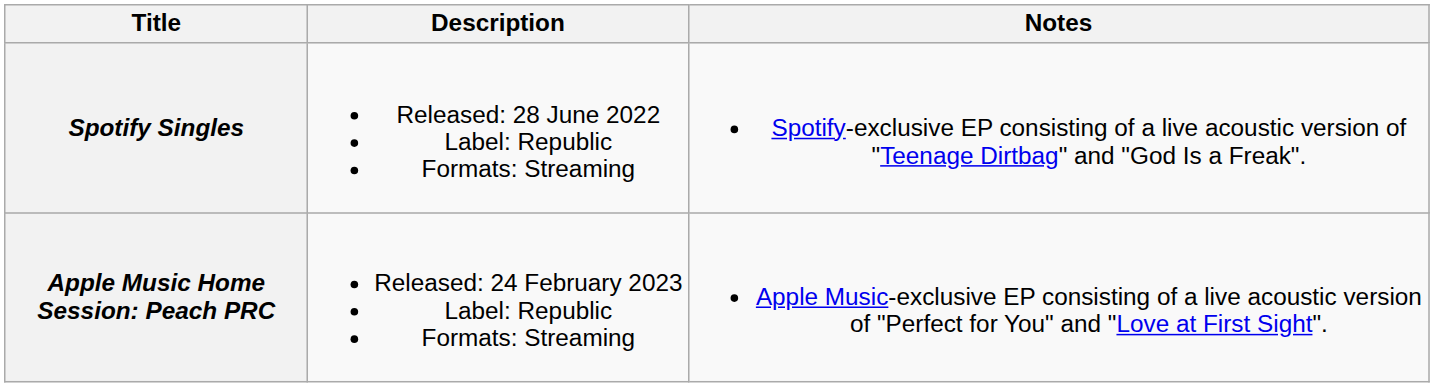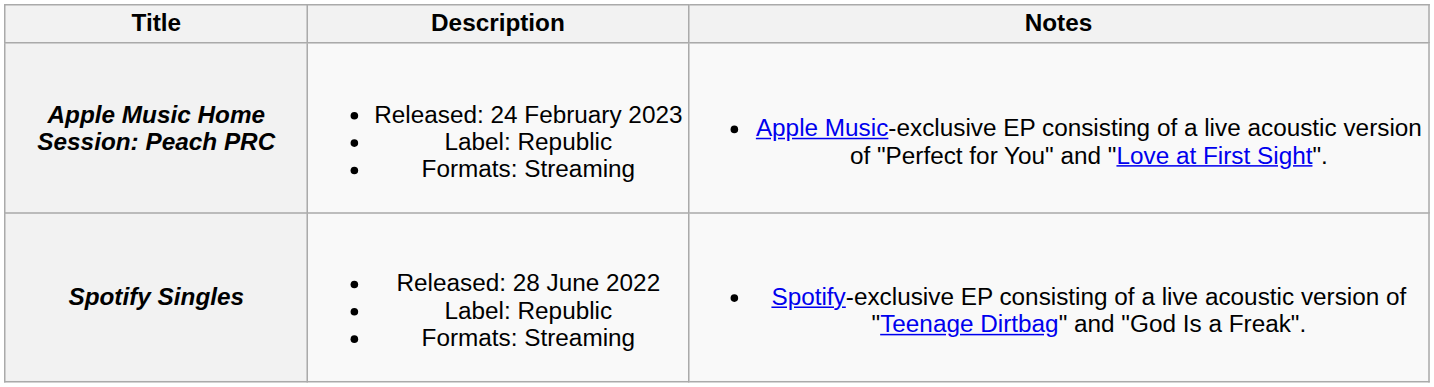rows swapped: (156, 127) <-> (156, 297)
